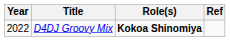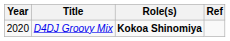(18, 28) 2022 -> (18, 28) 2020
